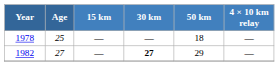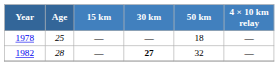(60, 53) 27 -> (60, 53) 28
(199, 53) 29 -> (199, 53) 32
